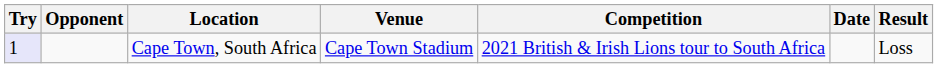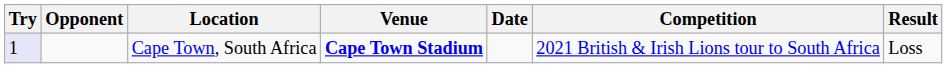columns swapped: (653, 18) <-> (852, 18)
(399, 47) normal -> (404, 47) bold
